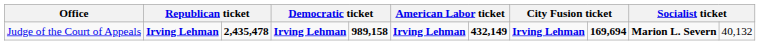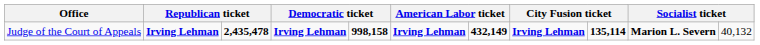(370, 31) 989,158 -> (370, 31) 998,158
(608, 31) 169,694 -> (608, 31) 135,114
